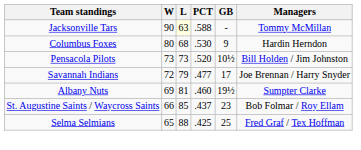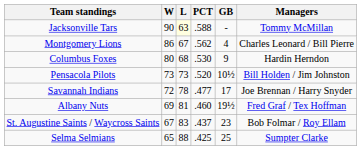+ row: (83, 43)
(183, 75) 79 -> (183, 91) 78
(295, 91) Sumpter Clarke -> (297, 106) Fred Graf / Tex Hoffman
(169, 106) 66 -> (169, 122) 67
(183, 106) 85 -> (183, 122) 83
(295, 122) Fred Graf / Tex Hoffman -> (297, 138) Sumpter Clarke
